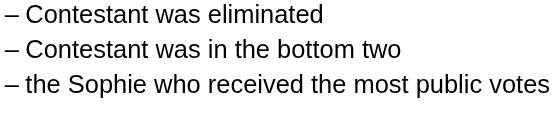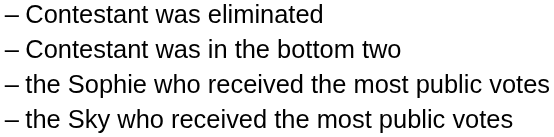+ row: (269, 119)
